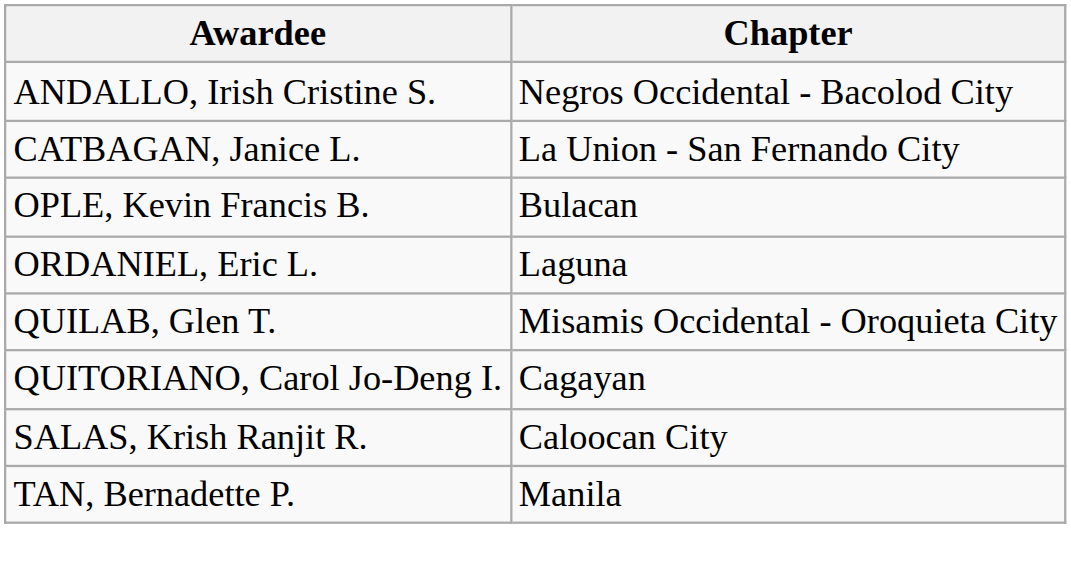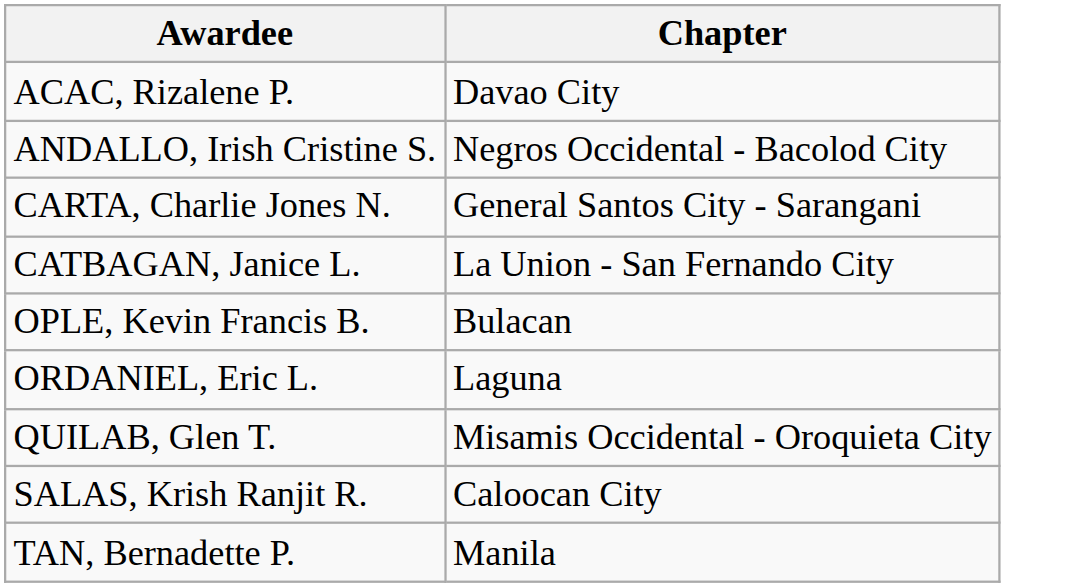+ row: (154, 90)
+ row: (202, 206)
- row: (258, 378)
